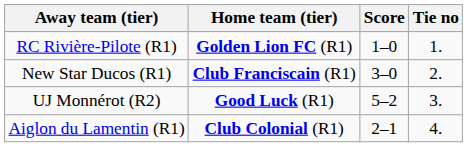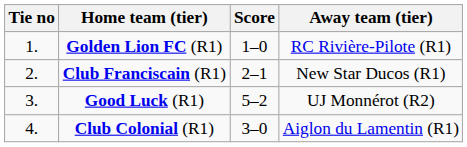columns swapped: (436, 18) <-> (97, 18)
(384, 73) 3–0 -> (254, 73) 2–1
(384, 127) 2–1 -> (254, 127) 3–0
